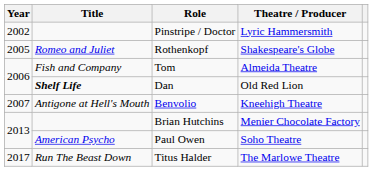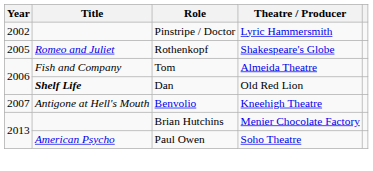- row: (183, 157)
